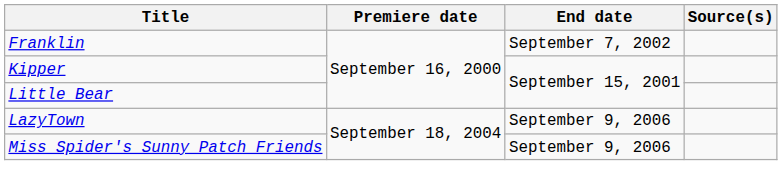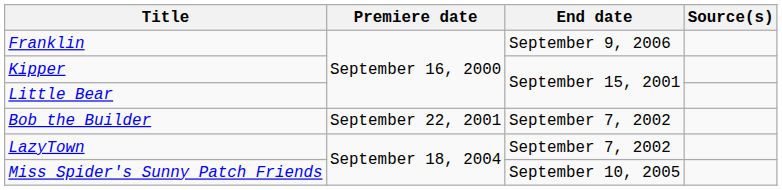(590, 43) September 7, 2002 -> (590, 43) September 9, 2006
+ row: (80, 121)
(590, 121) September 9, 2006 -> (590, 147) September 7, 2002
(590, 147) September 9, 2006 -> (595, 173) September 10, 2005
